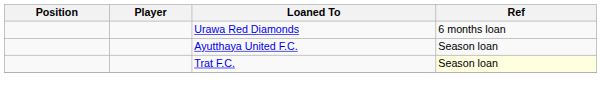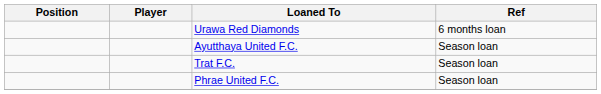(468, 64) lightyellow background -> (468, 64) no background
+ row: (237, 81)
